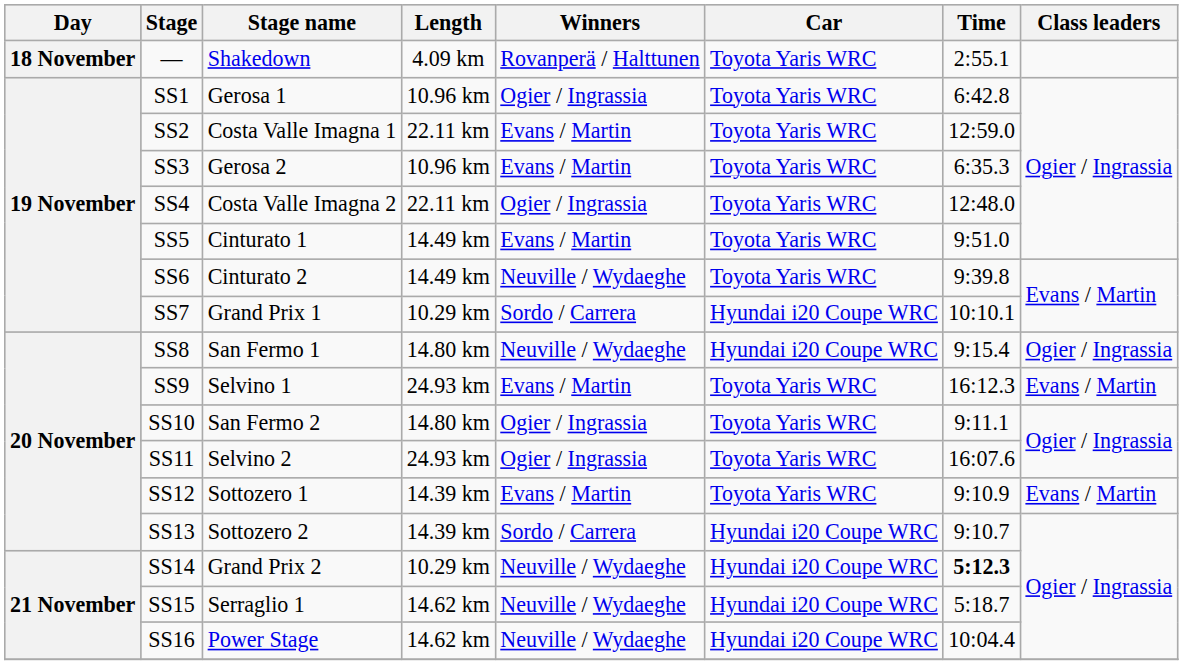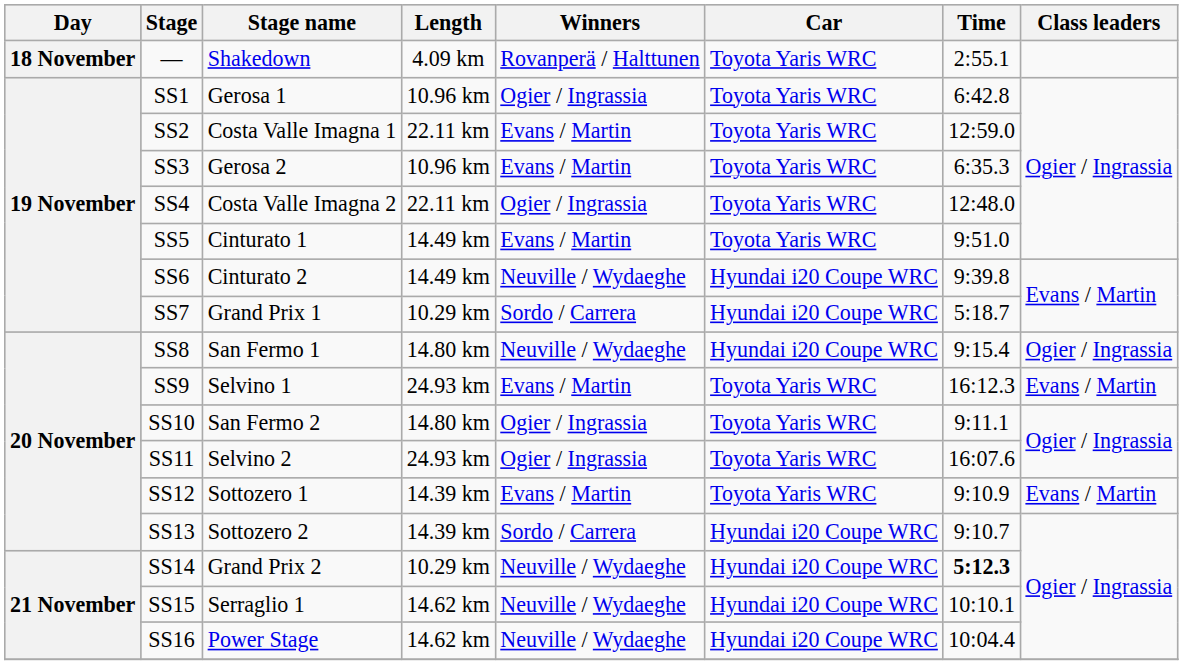(793, 276) Toyota Yaris WRC -> (824, 276) Hyundai i20 Coupe WRC
(982, 313) 10:10.1 -> (982, 313) 5:18.7
(982, 603) 5:18.7 -> (982, 603) 10:10.1
